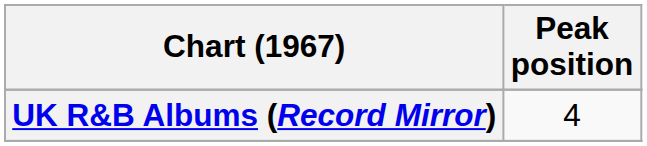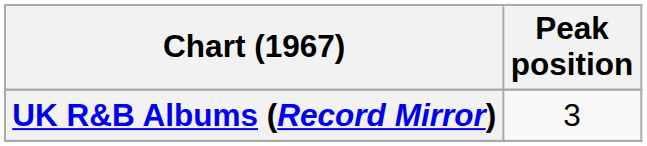(572, 114) 4 -> (572, 114) 3
